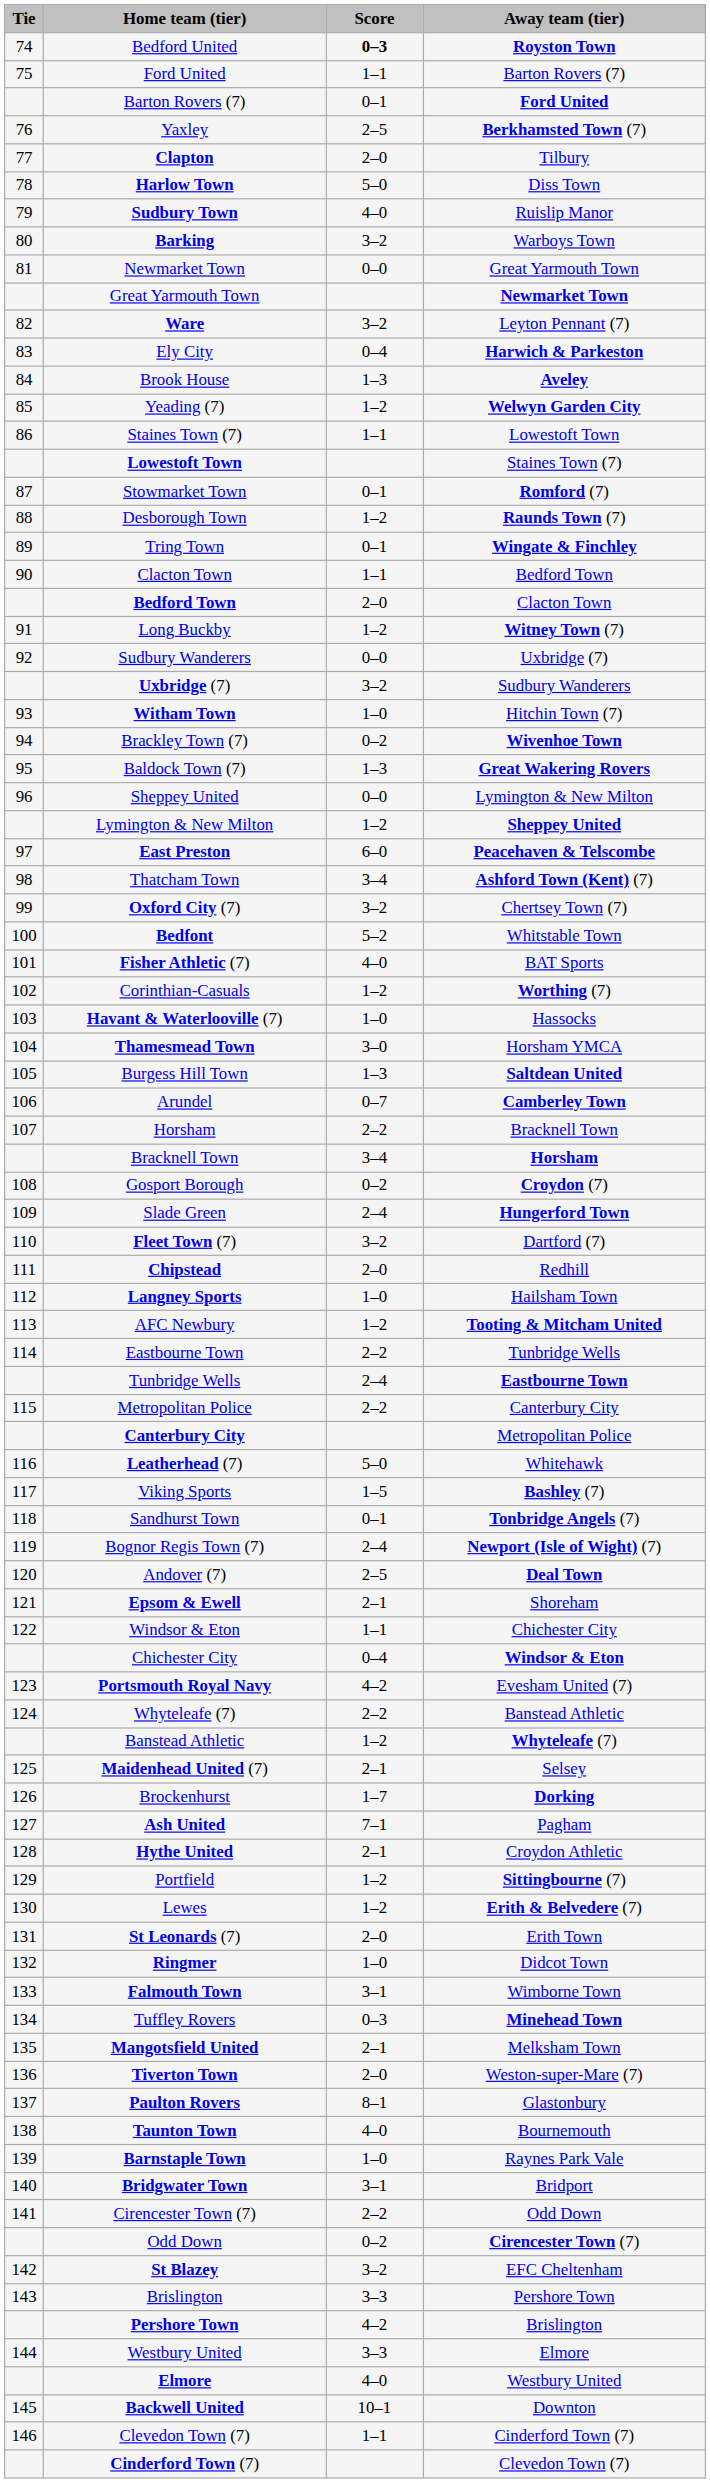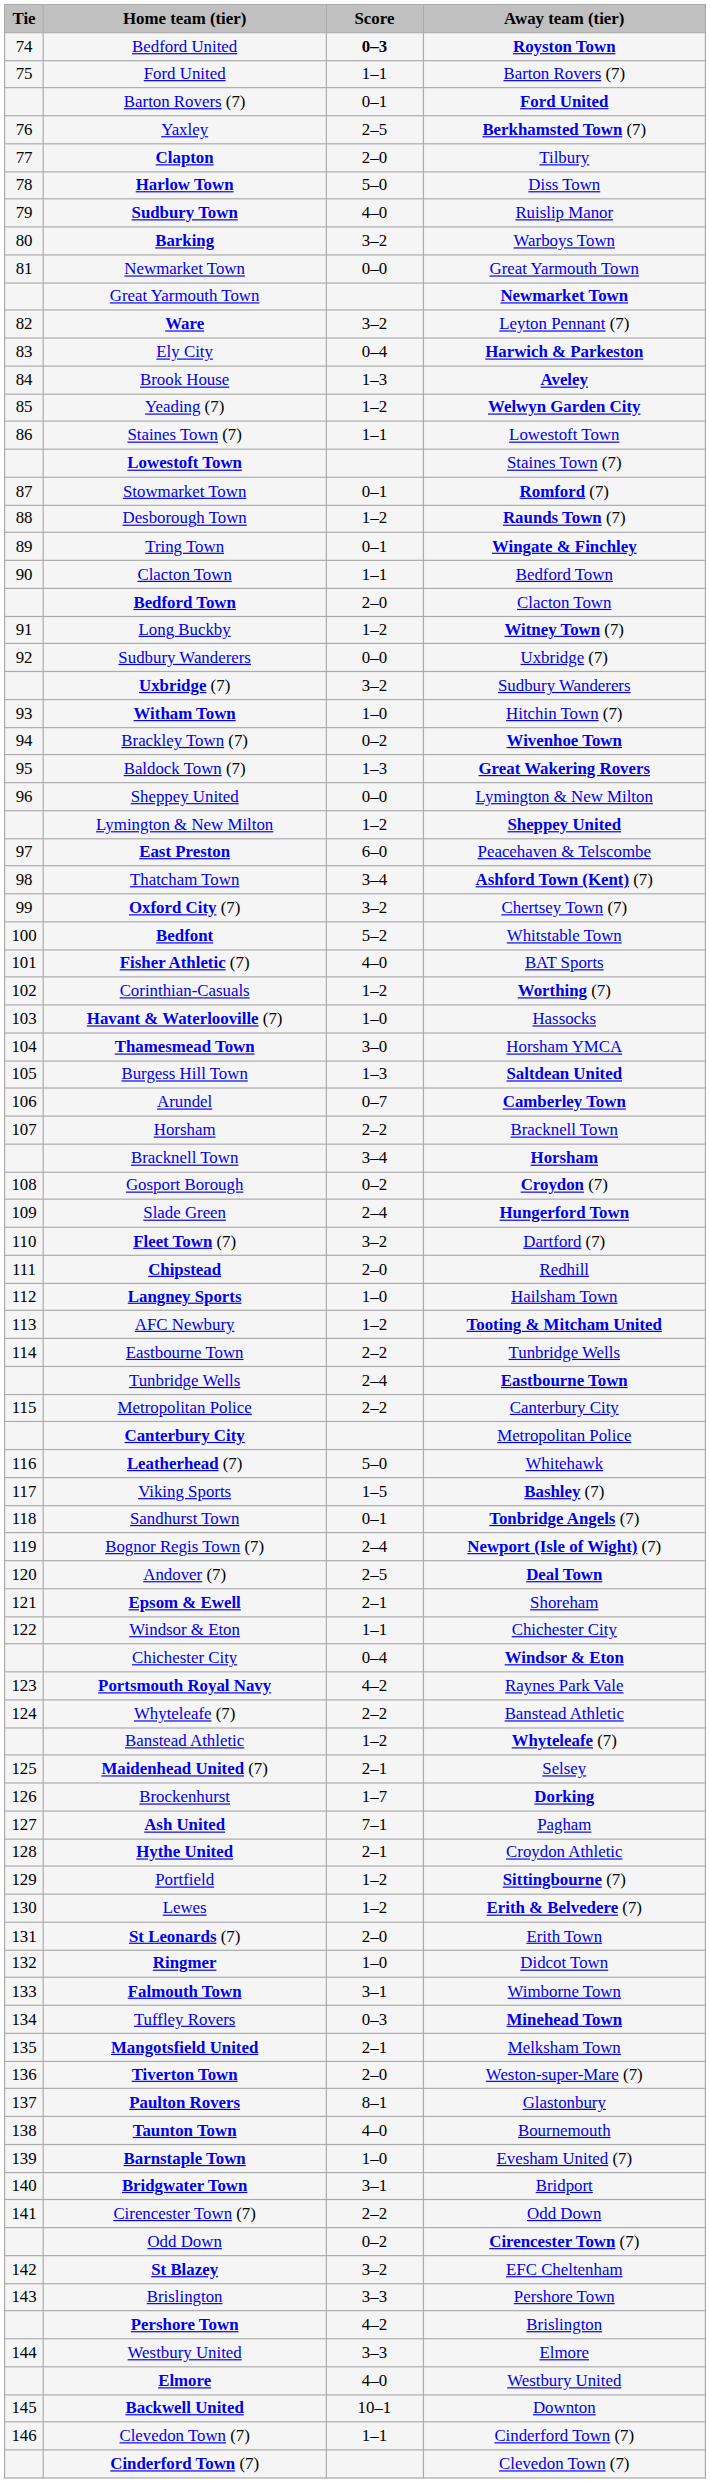(564, 852) bold -> (564, 852) normal
(564, 1686) Evesham United (7) -> (564, 1686) Raynes Park Vale
(564, 2158) Raynes Park Vale -> (564, 2158) Evesham United (7)
